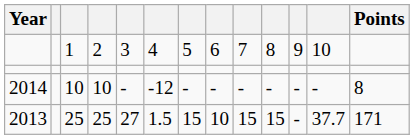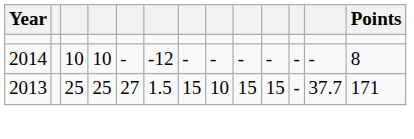- row: (69, 49)
